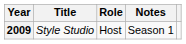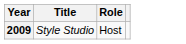- column: (151, 13)
